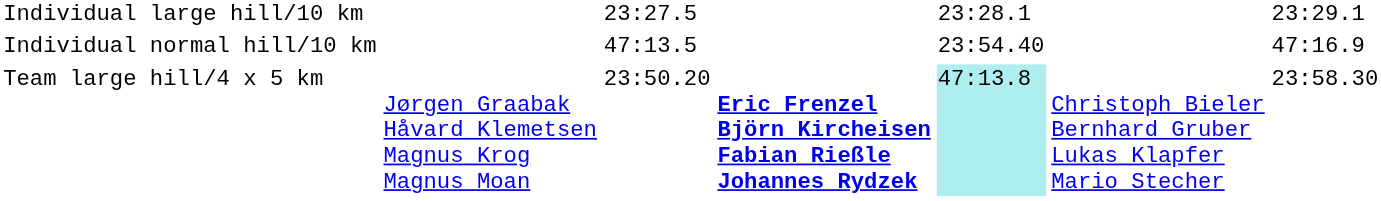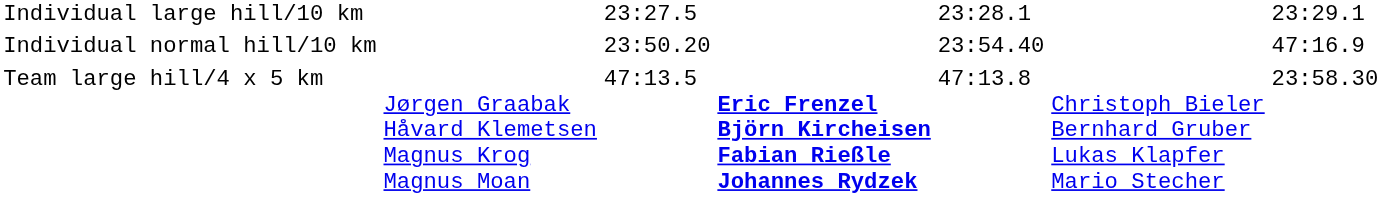(650, 46) 47:13.5 -> (657, 46) 23:50.20
(657, 79) 23:50.20 -> (650, 79) 47:13.5
(984, 79) paleturquoise background -> (984, 79) no background
